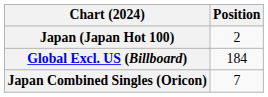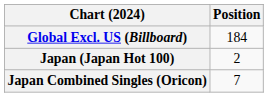rows swapped: (107, 59) <-> (107, 37)
